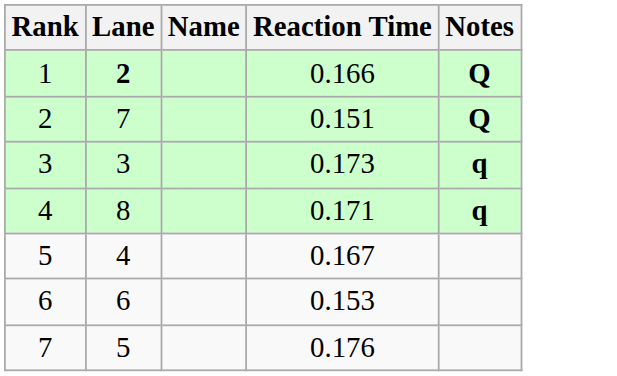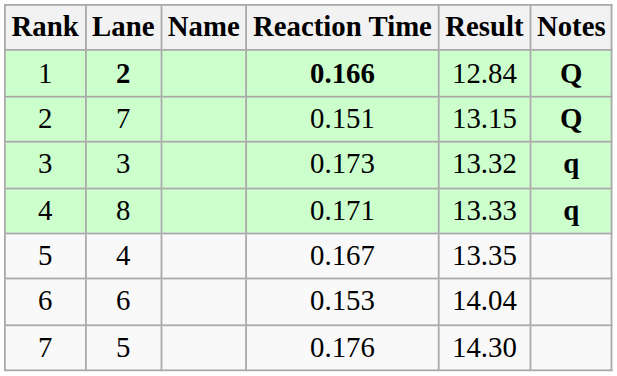+ column: (484, 27)
(342, 73) normal -> (342, 73) bold
